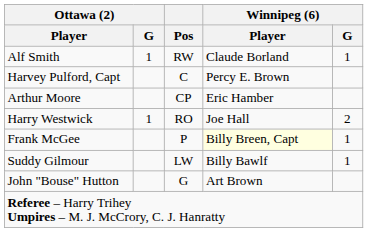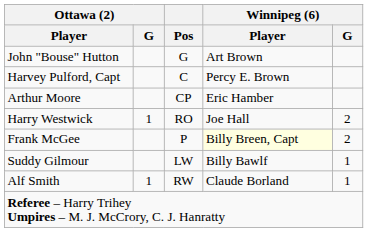rows swapped: (63, 181) <-> (33, 56)
(347, 139) 1 -> (347, 139) 2
